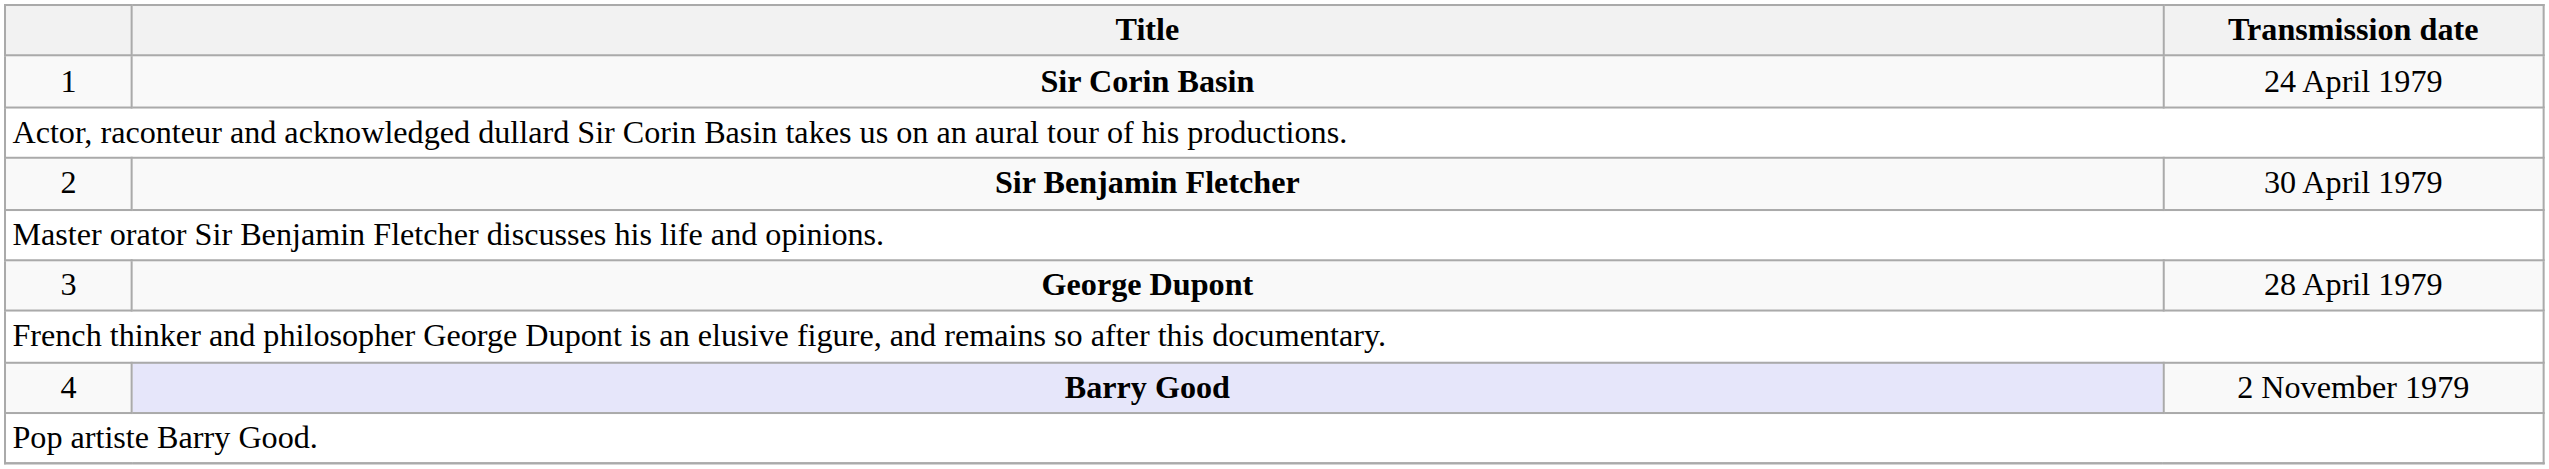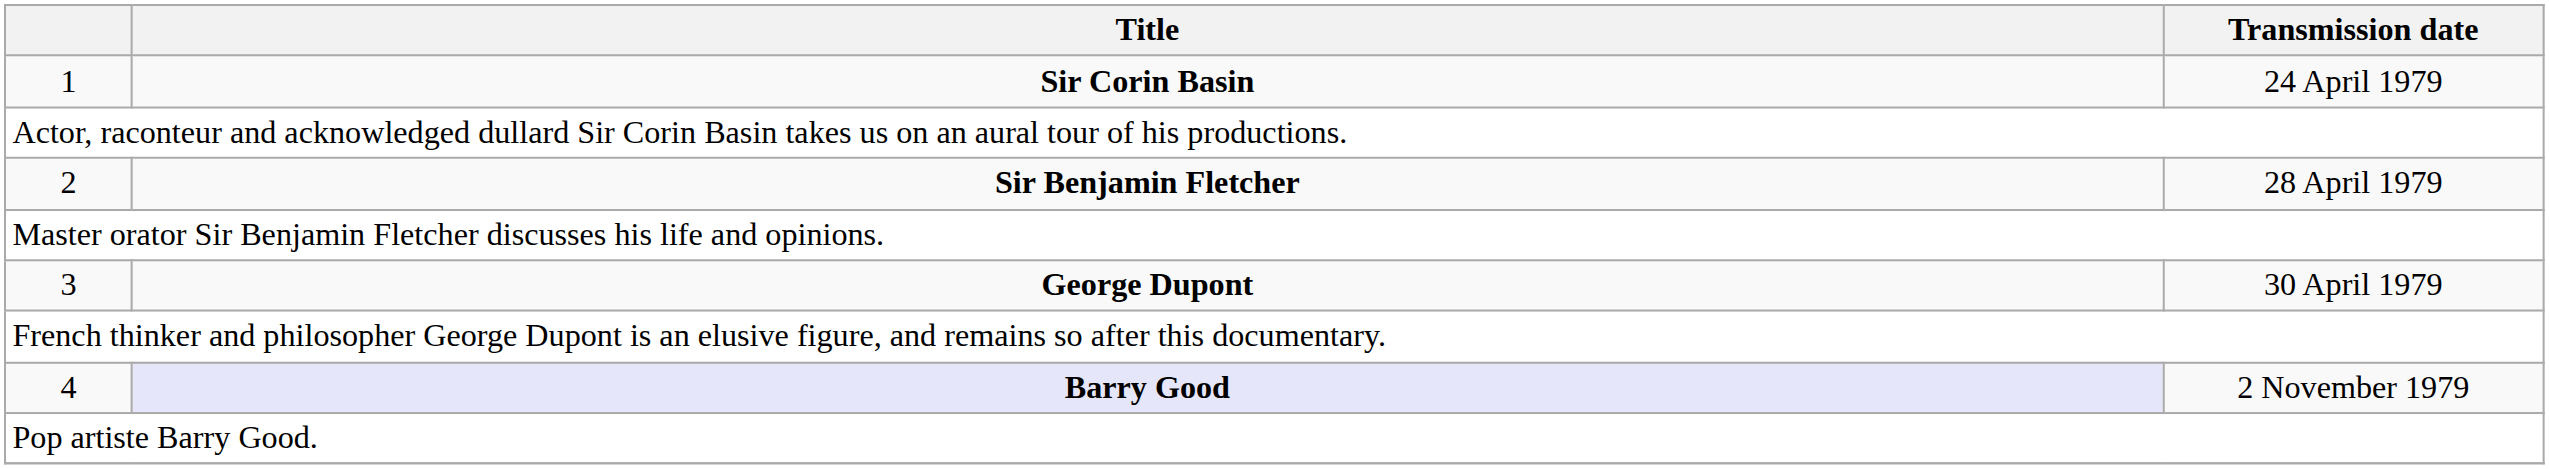(2353, 183) 30 April 1979 -> (2353, 183) 28 April 1979
(2353, 285) 28 April 1979 -> (2353, 285) 30 April 1979
